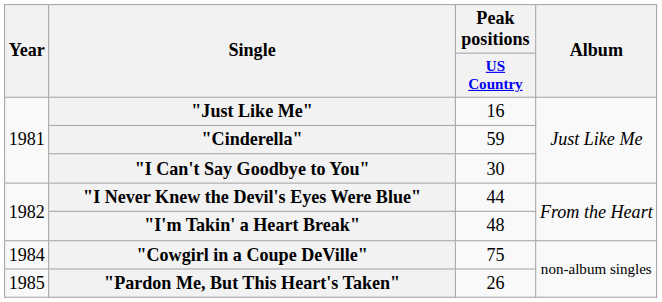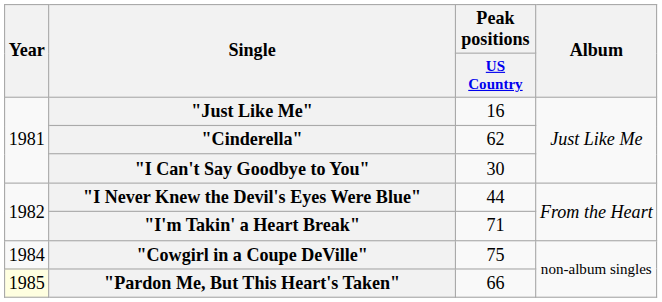(495, 139) 59 -> (495, 139) 62
(495, 225) 48 -> (495, 225) 71
(27, 283) no background -> (27, 283) lightyellow background
(495, 283) 26 -> (495, 283) 66
